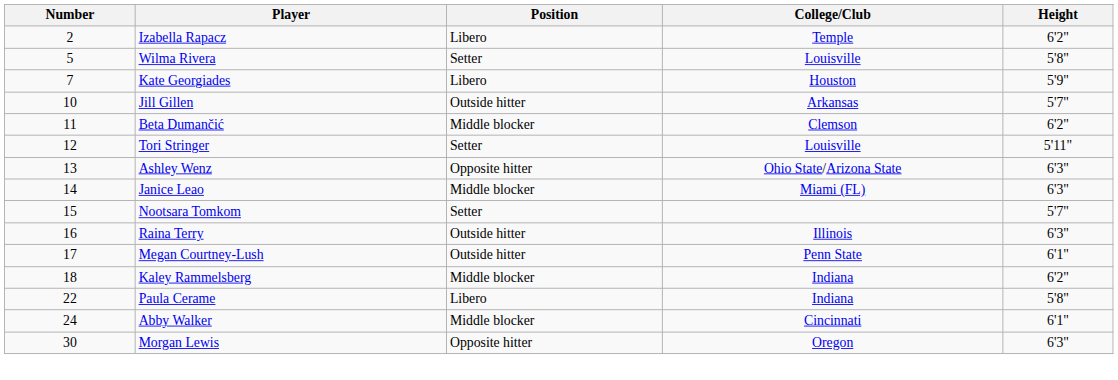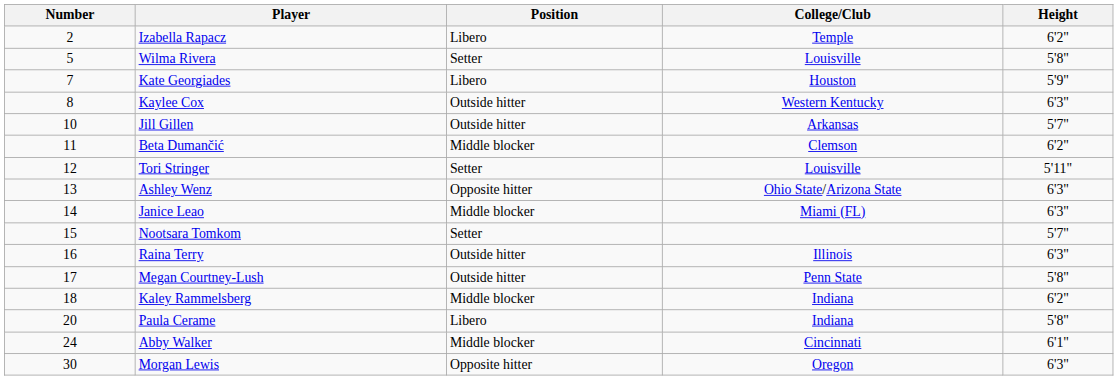+ row: (171, 102)
(1058, 255) 6'1" -> (1058, 277) 5'8"
(70, 299) 22 -> (70, 320) 20
